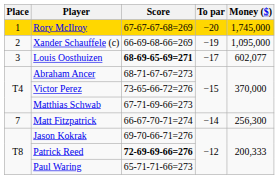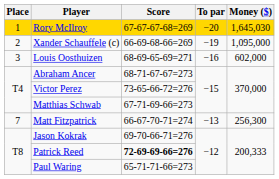(251, 27) 1,745,000 -> (251, 27) 1,645,030
(158, 58) bold -> (158, 58) normal
(211, 58) −17 -> (211, 58) −16
(251, 58) 602,077 -> (251, 58) 602,000
(211, 120) −14 -> (211, 120) −13
